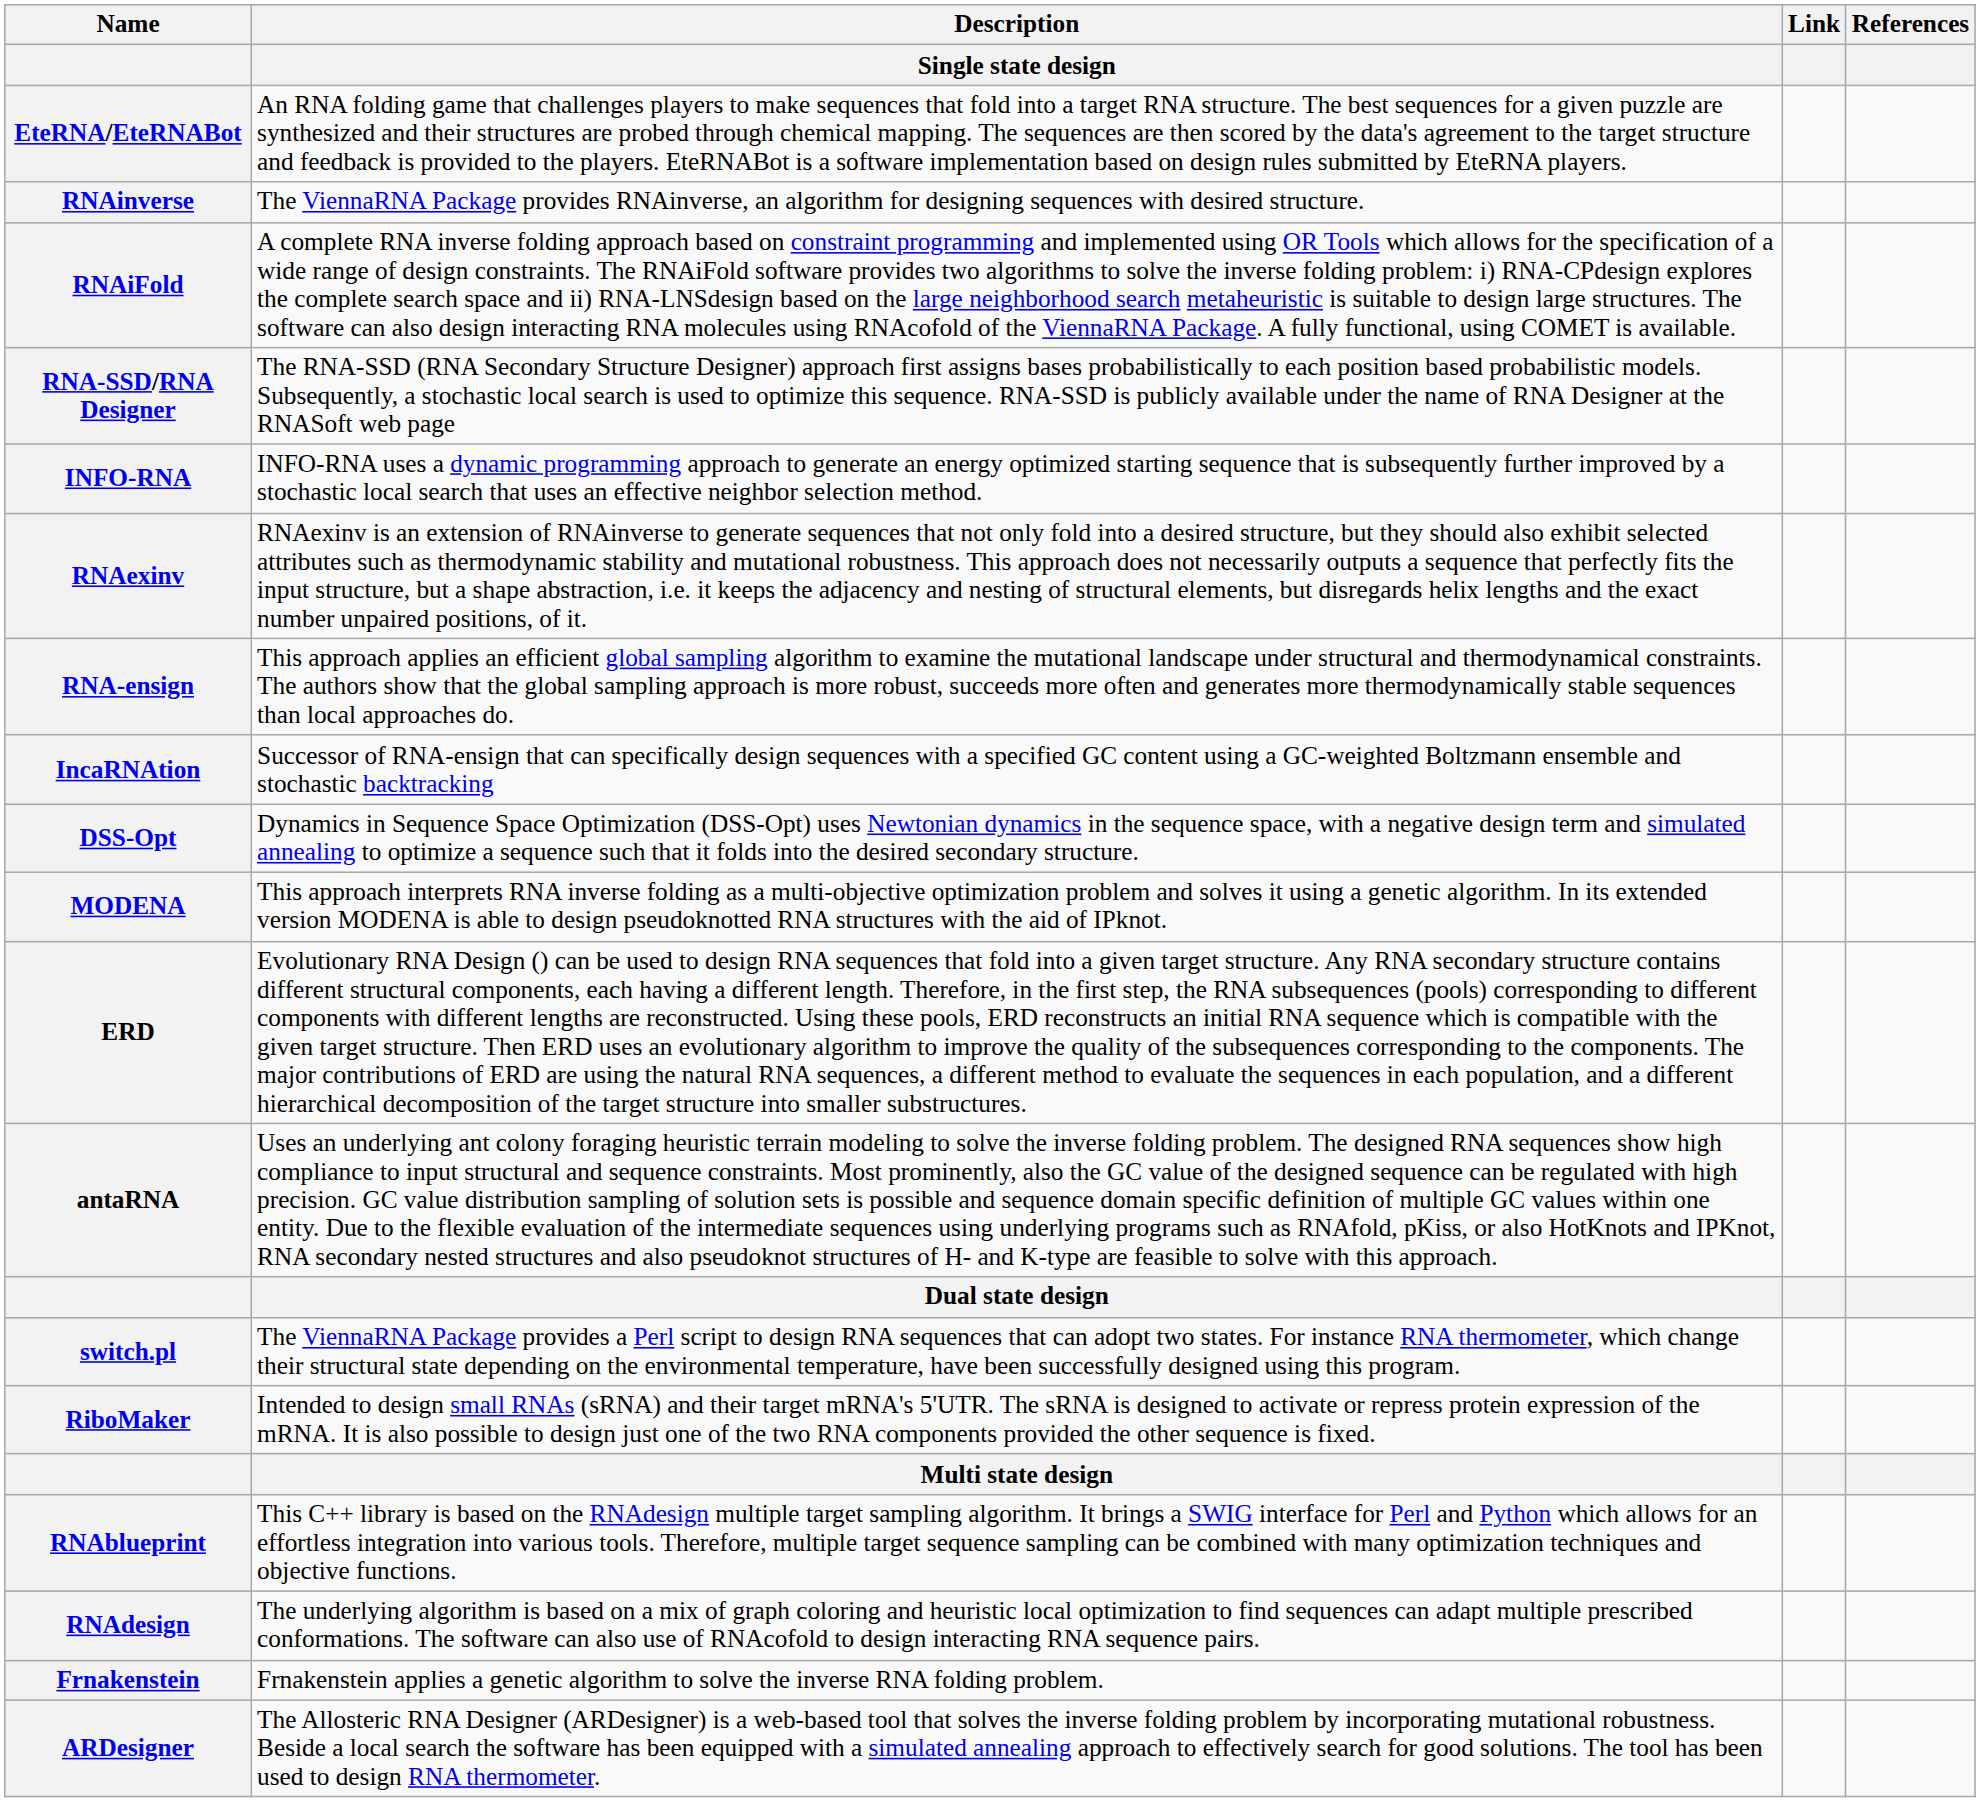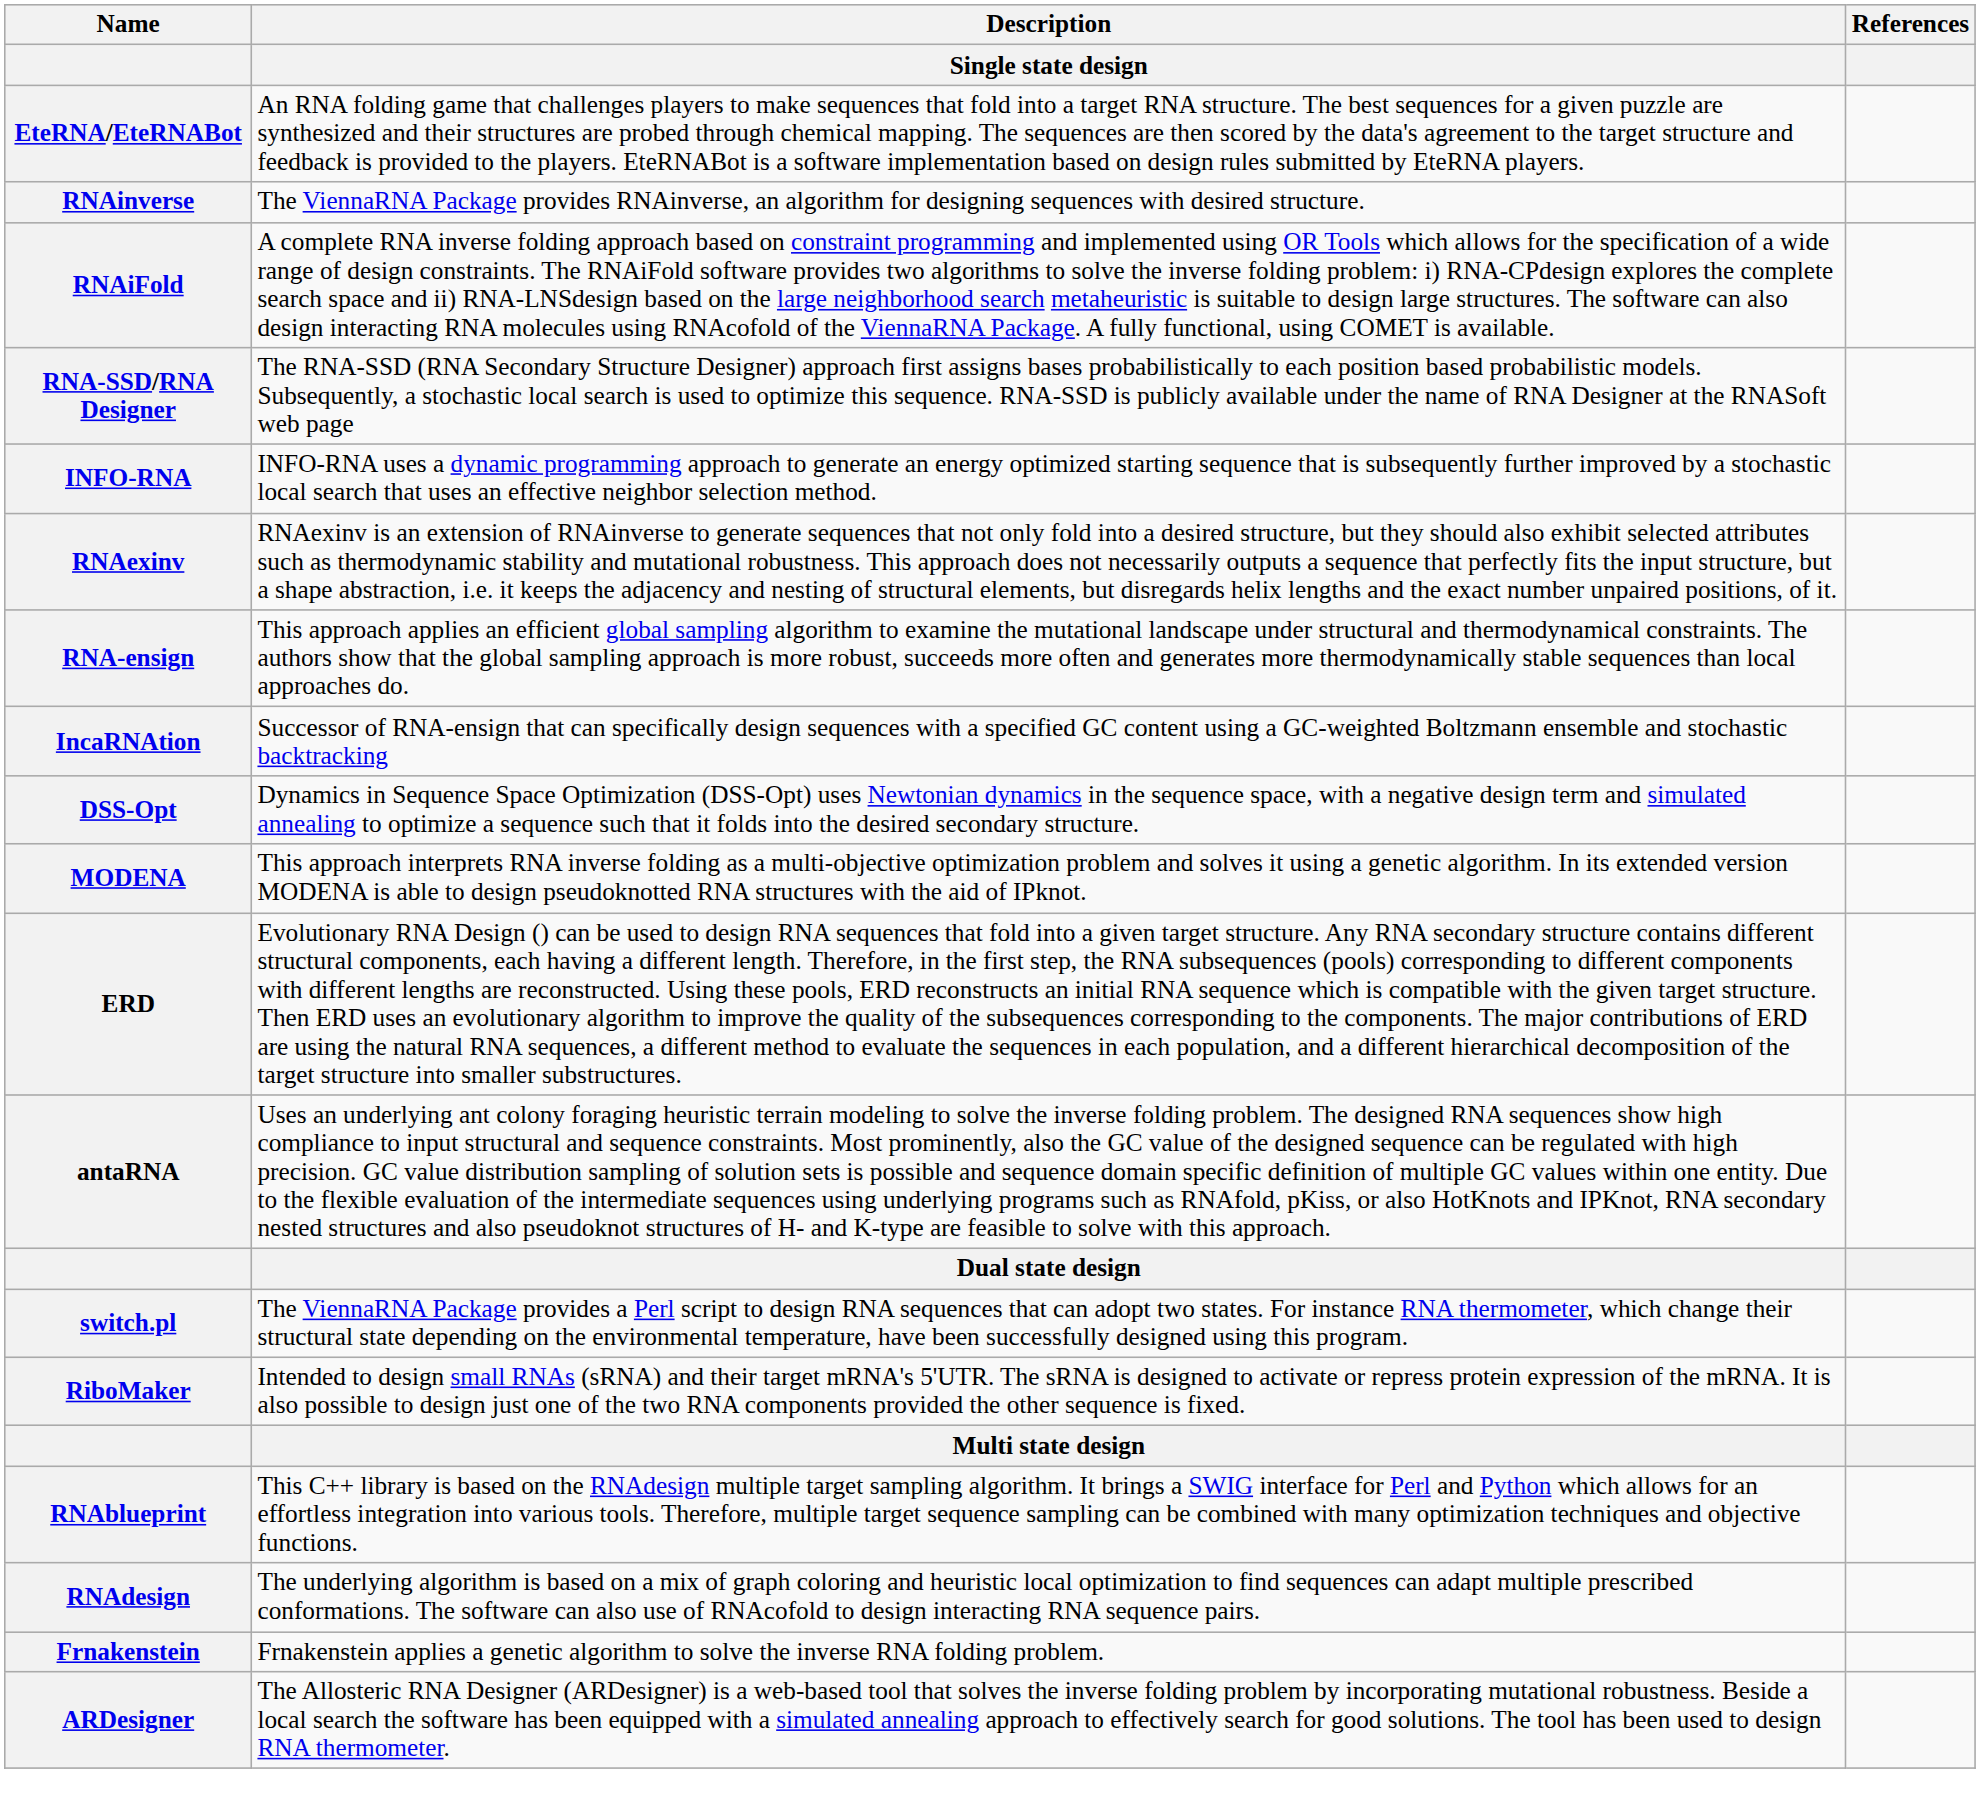- column: (1814, 65)
